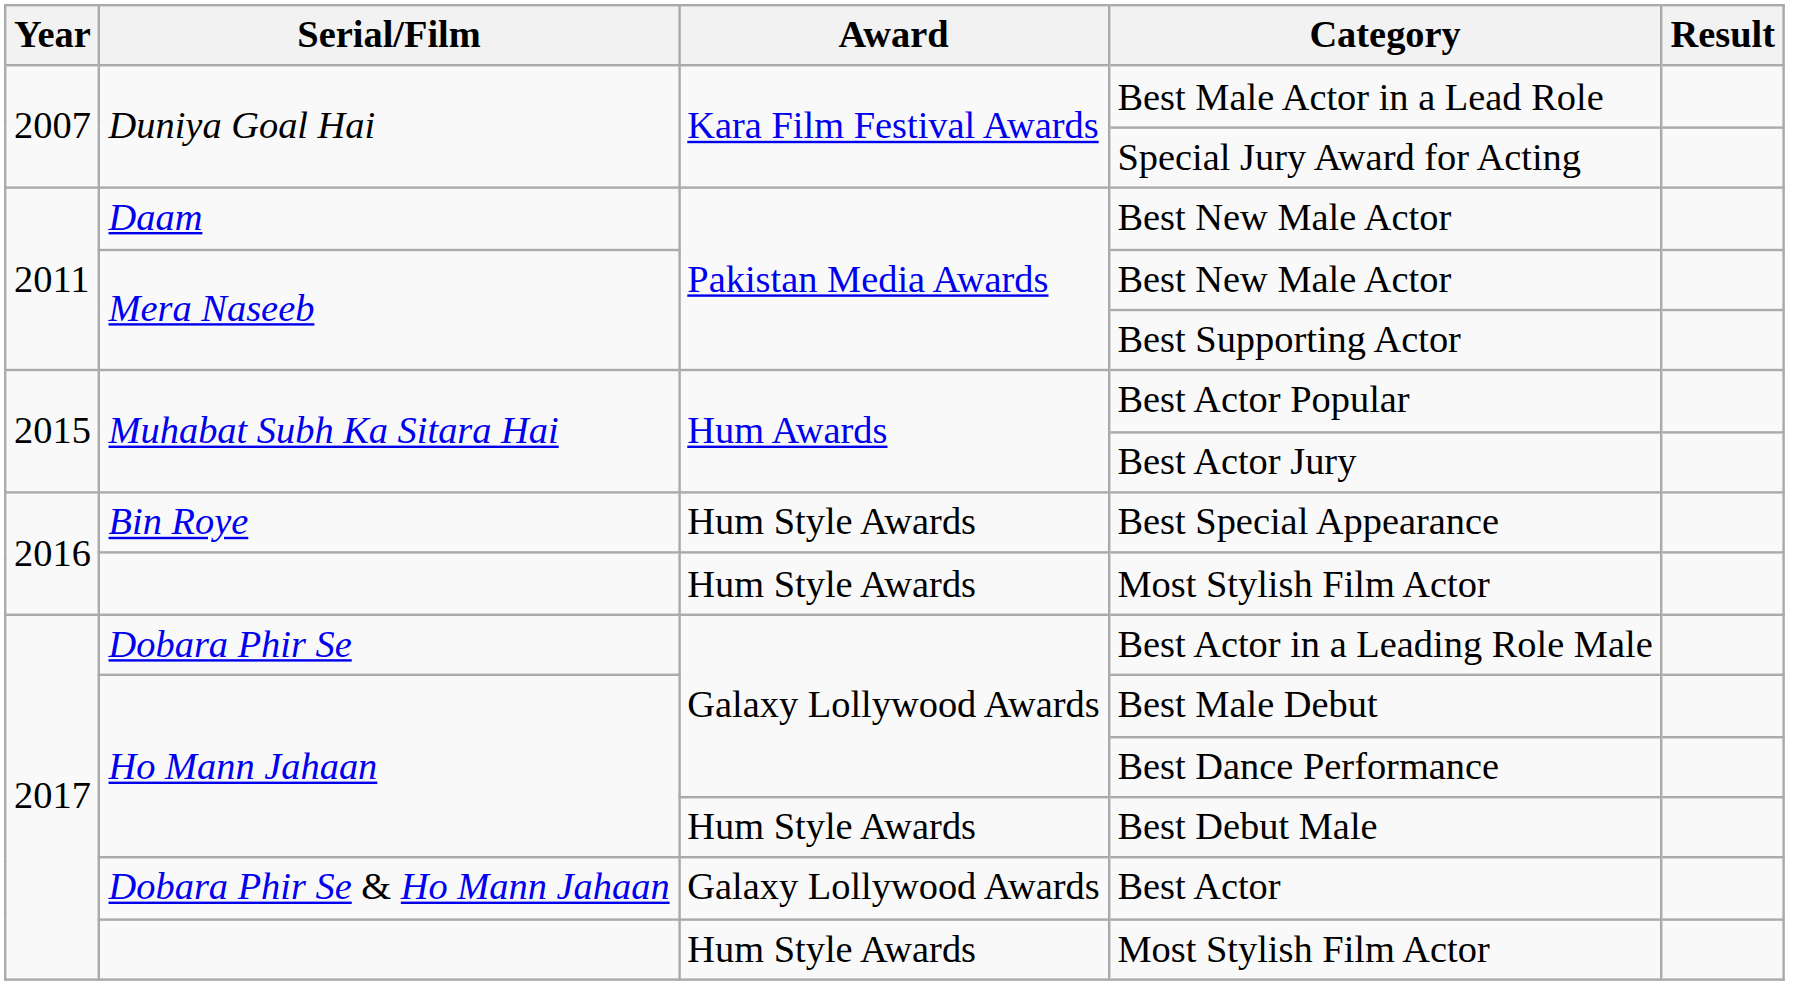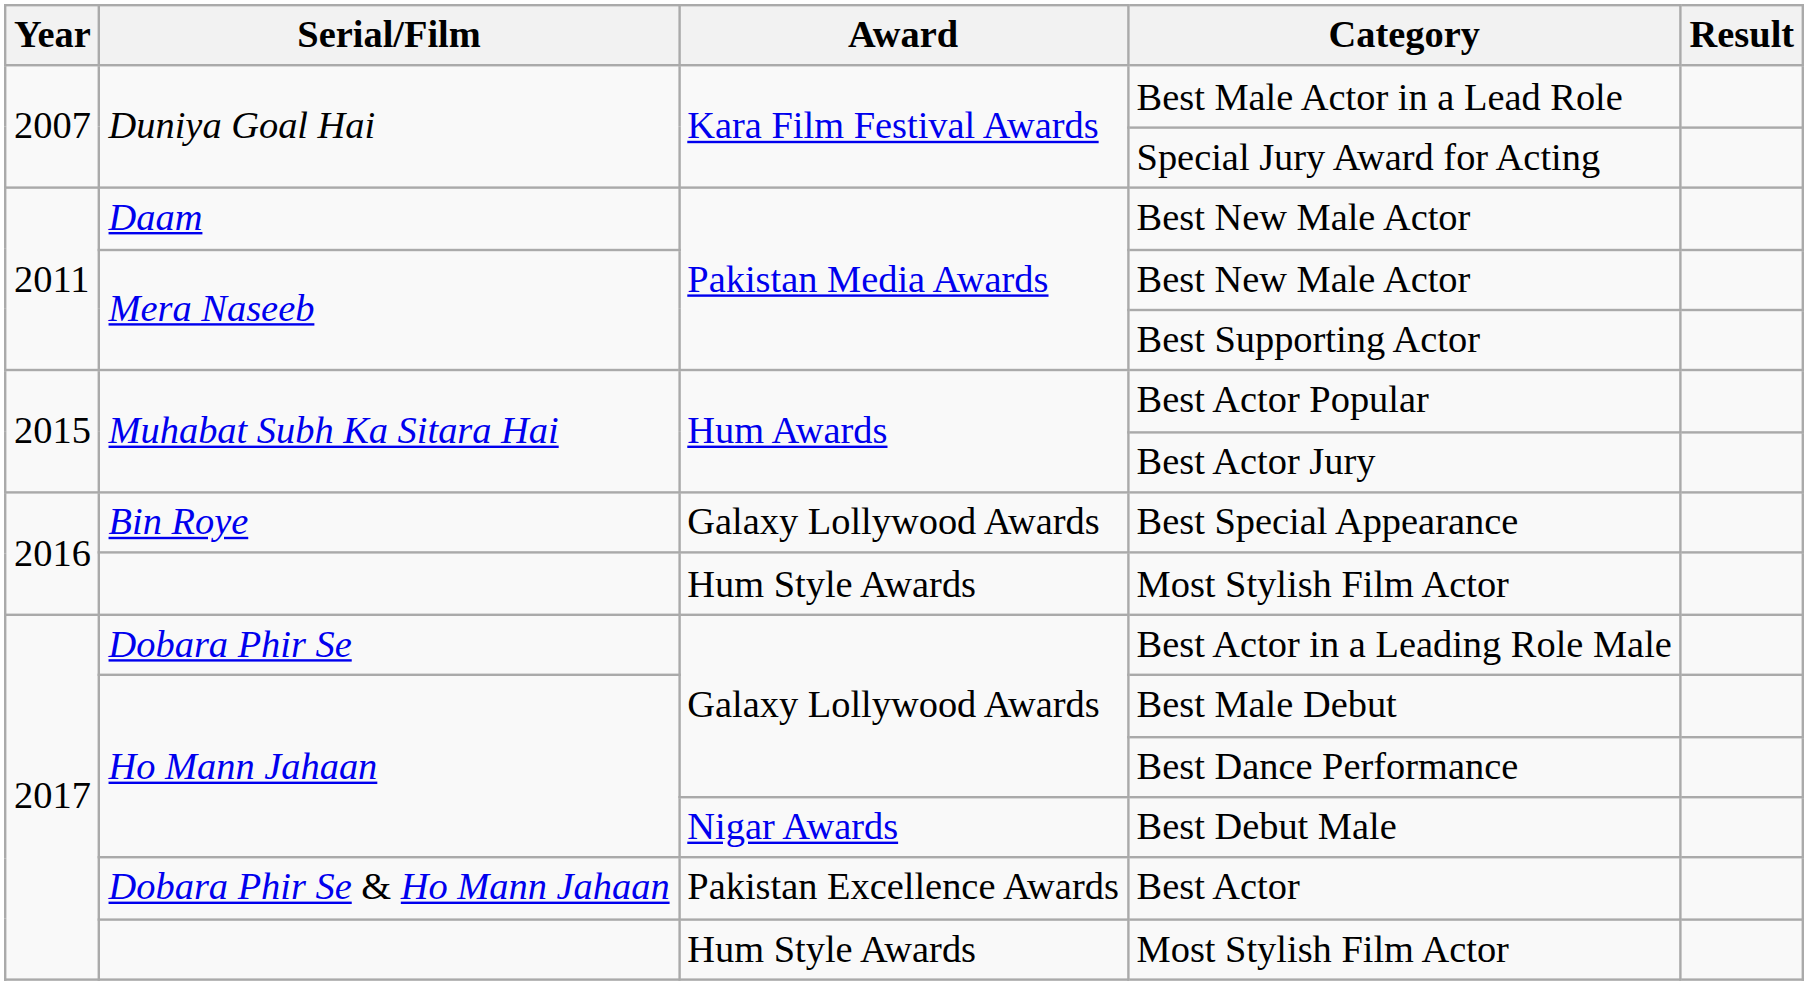(832, 522) Hum Style Awards -> (894, 522) Galaxy Lollywood Awards
(832, 826) Hum Style Awards -> (793, 826) Nigar Awards
(894, 887) Galaxy Lollywood Awards -> (903, 887) Pakistan Excellence Awards
